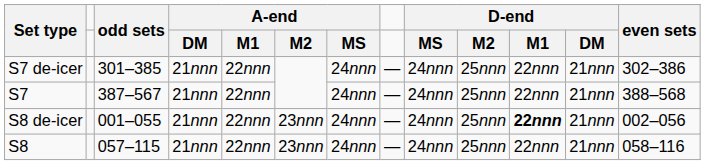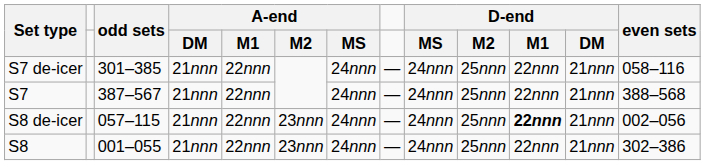(654, 69) 302–386 -> (653, 69) 058–116
(129, 120) 001–055 -> (129, 120) 057–115
(129, 146) 057–115 -> (129, 146) 001–055
(653, 146) 058–116 -> (654, 146) 302–386
